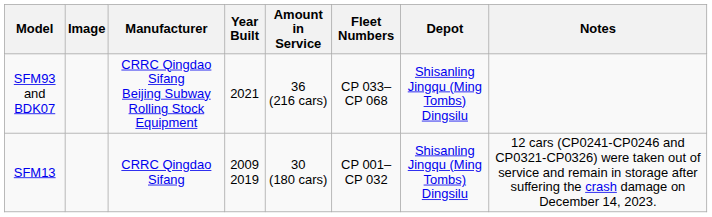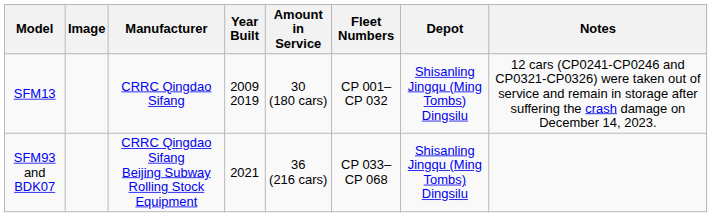rows swapped: (35, 172) <-> (35, 93)
